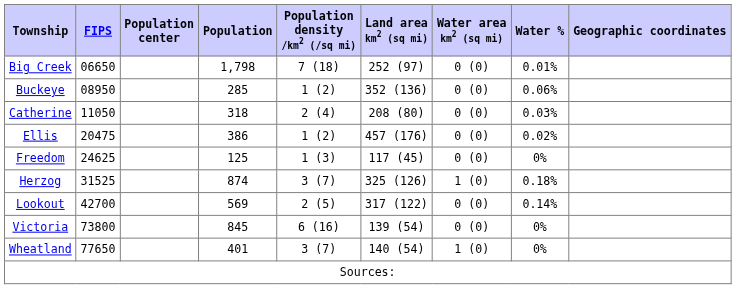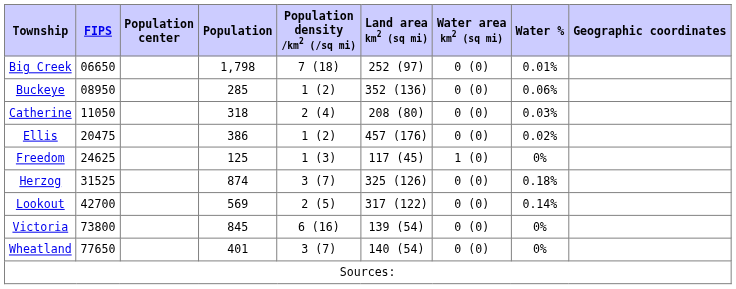(472, 159) 0 (0) -> (472, 159) 1 (0)
(472, 181) 1 (0) -> (472, 181) 0 (0)
(472, 250) 1 (0) -> (472, 250) 0 (0)
